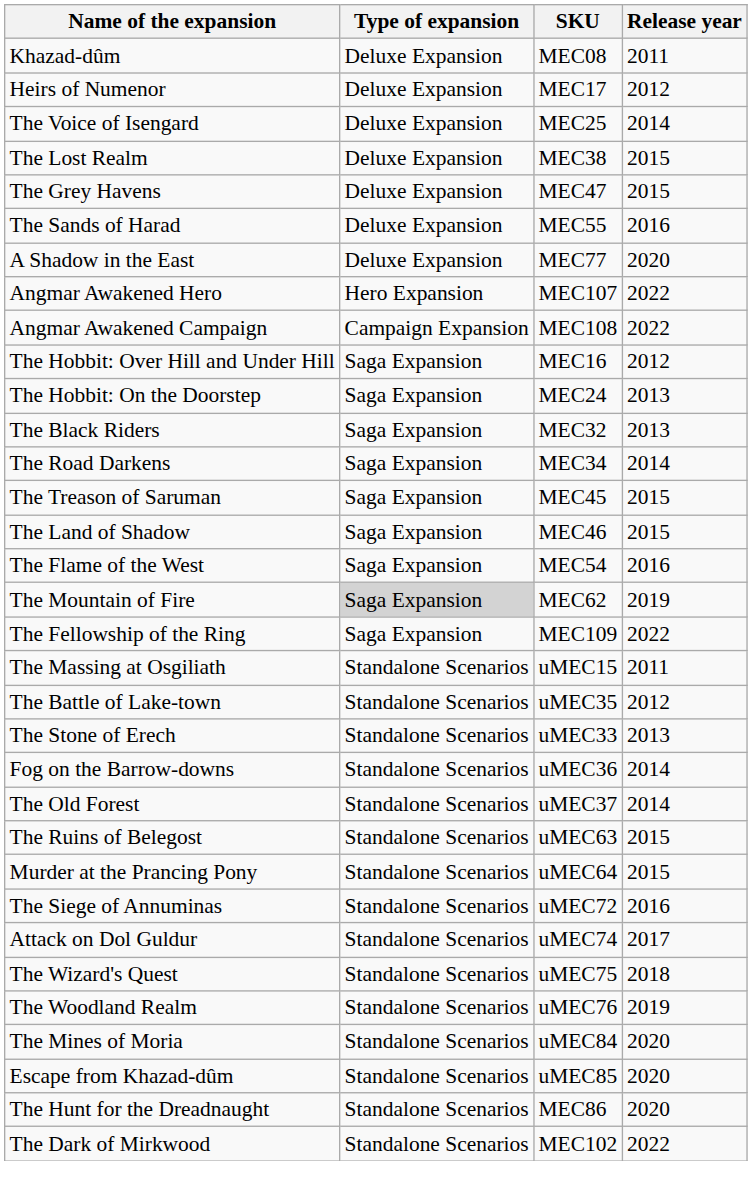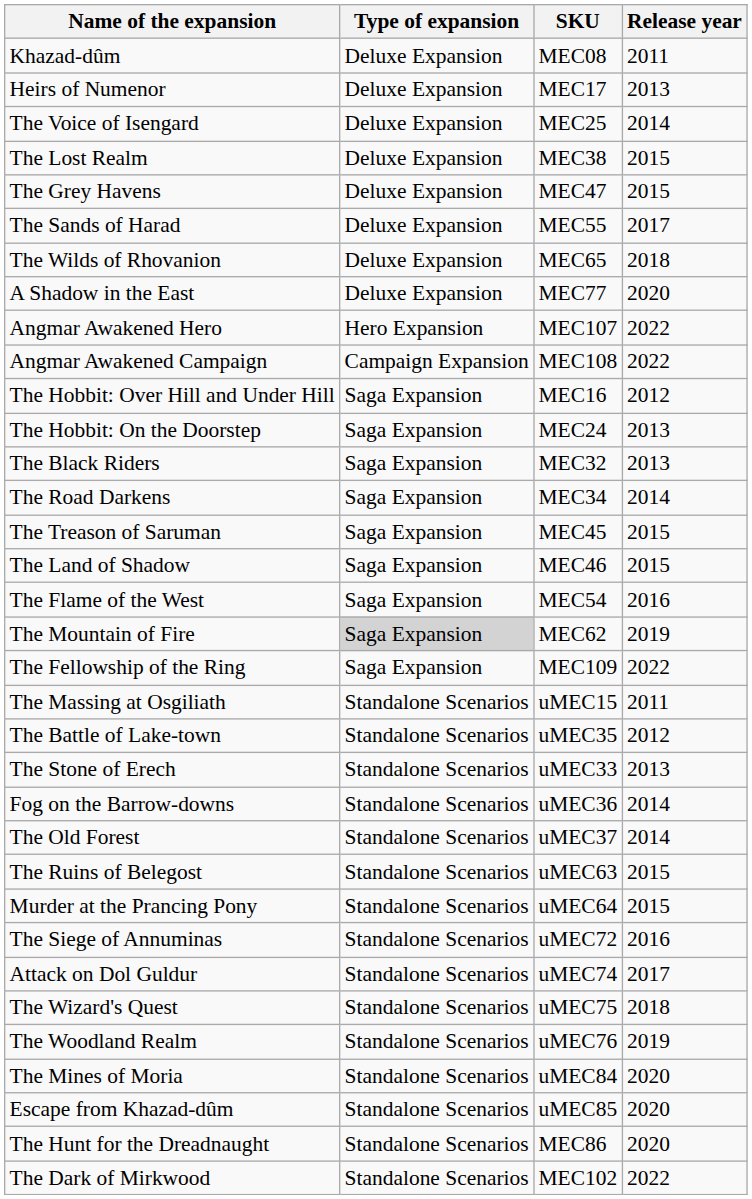(648, 89) 2012 -> (648, 89) 2013
(648, 225) 2016 -> (648, 225) 2017
+ row: (115, 259)
